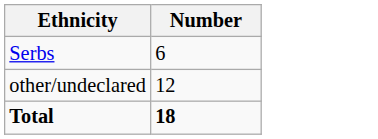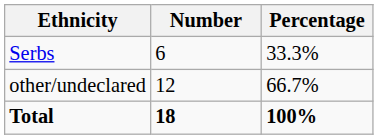+ column: (317, 20)
